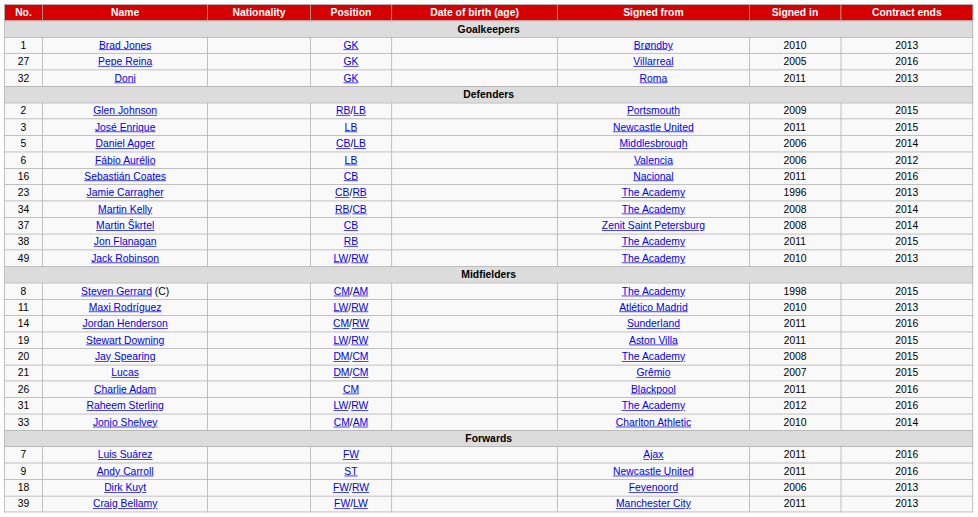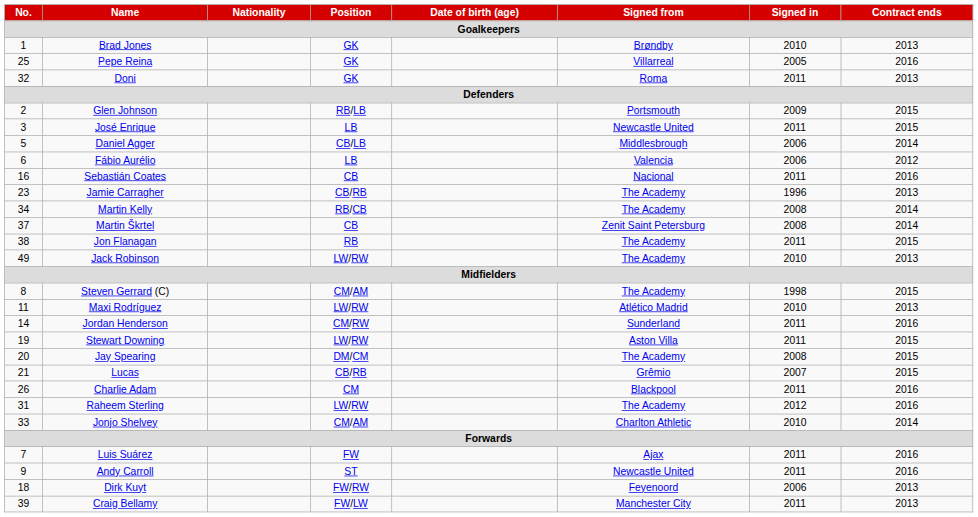(23, 62) 27 -> (23, 62) 25
(351, 373) DM/CM -> (351, 373) CB/RB
